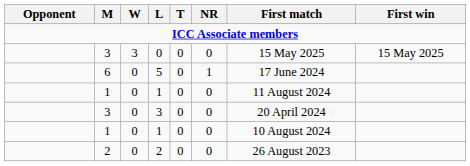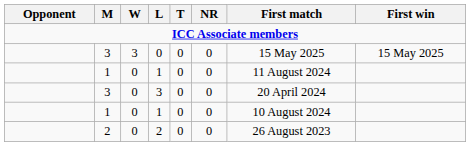- row: (107, 72)
